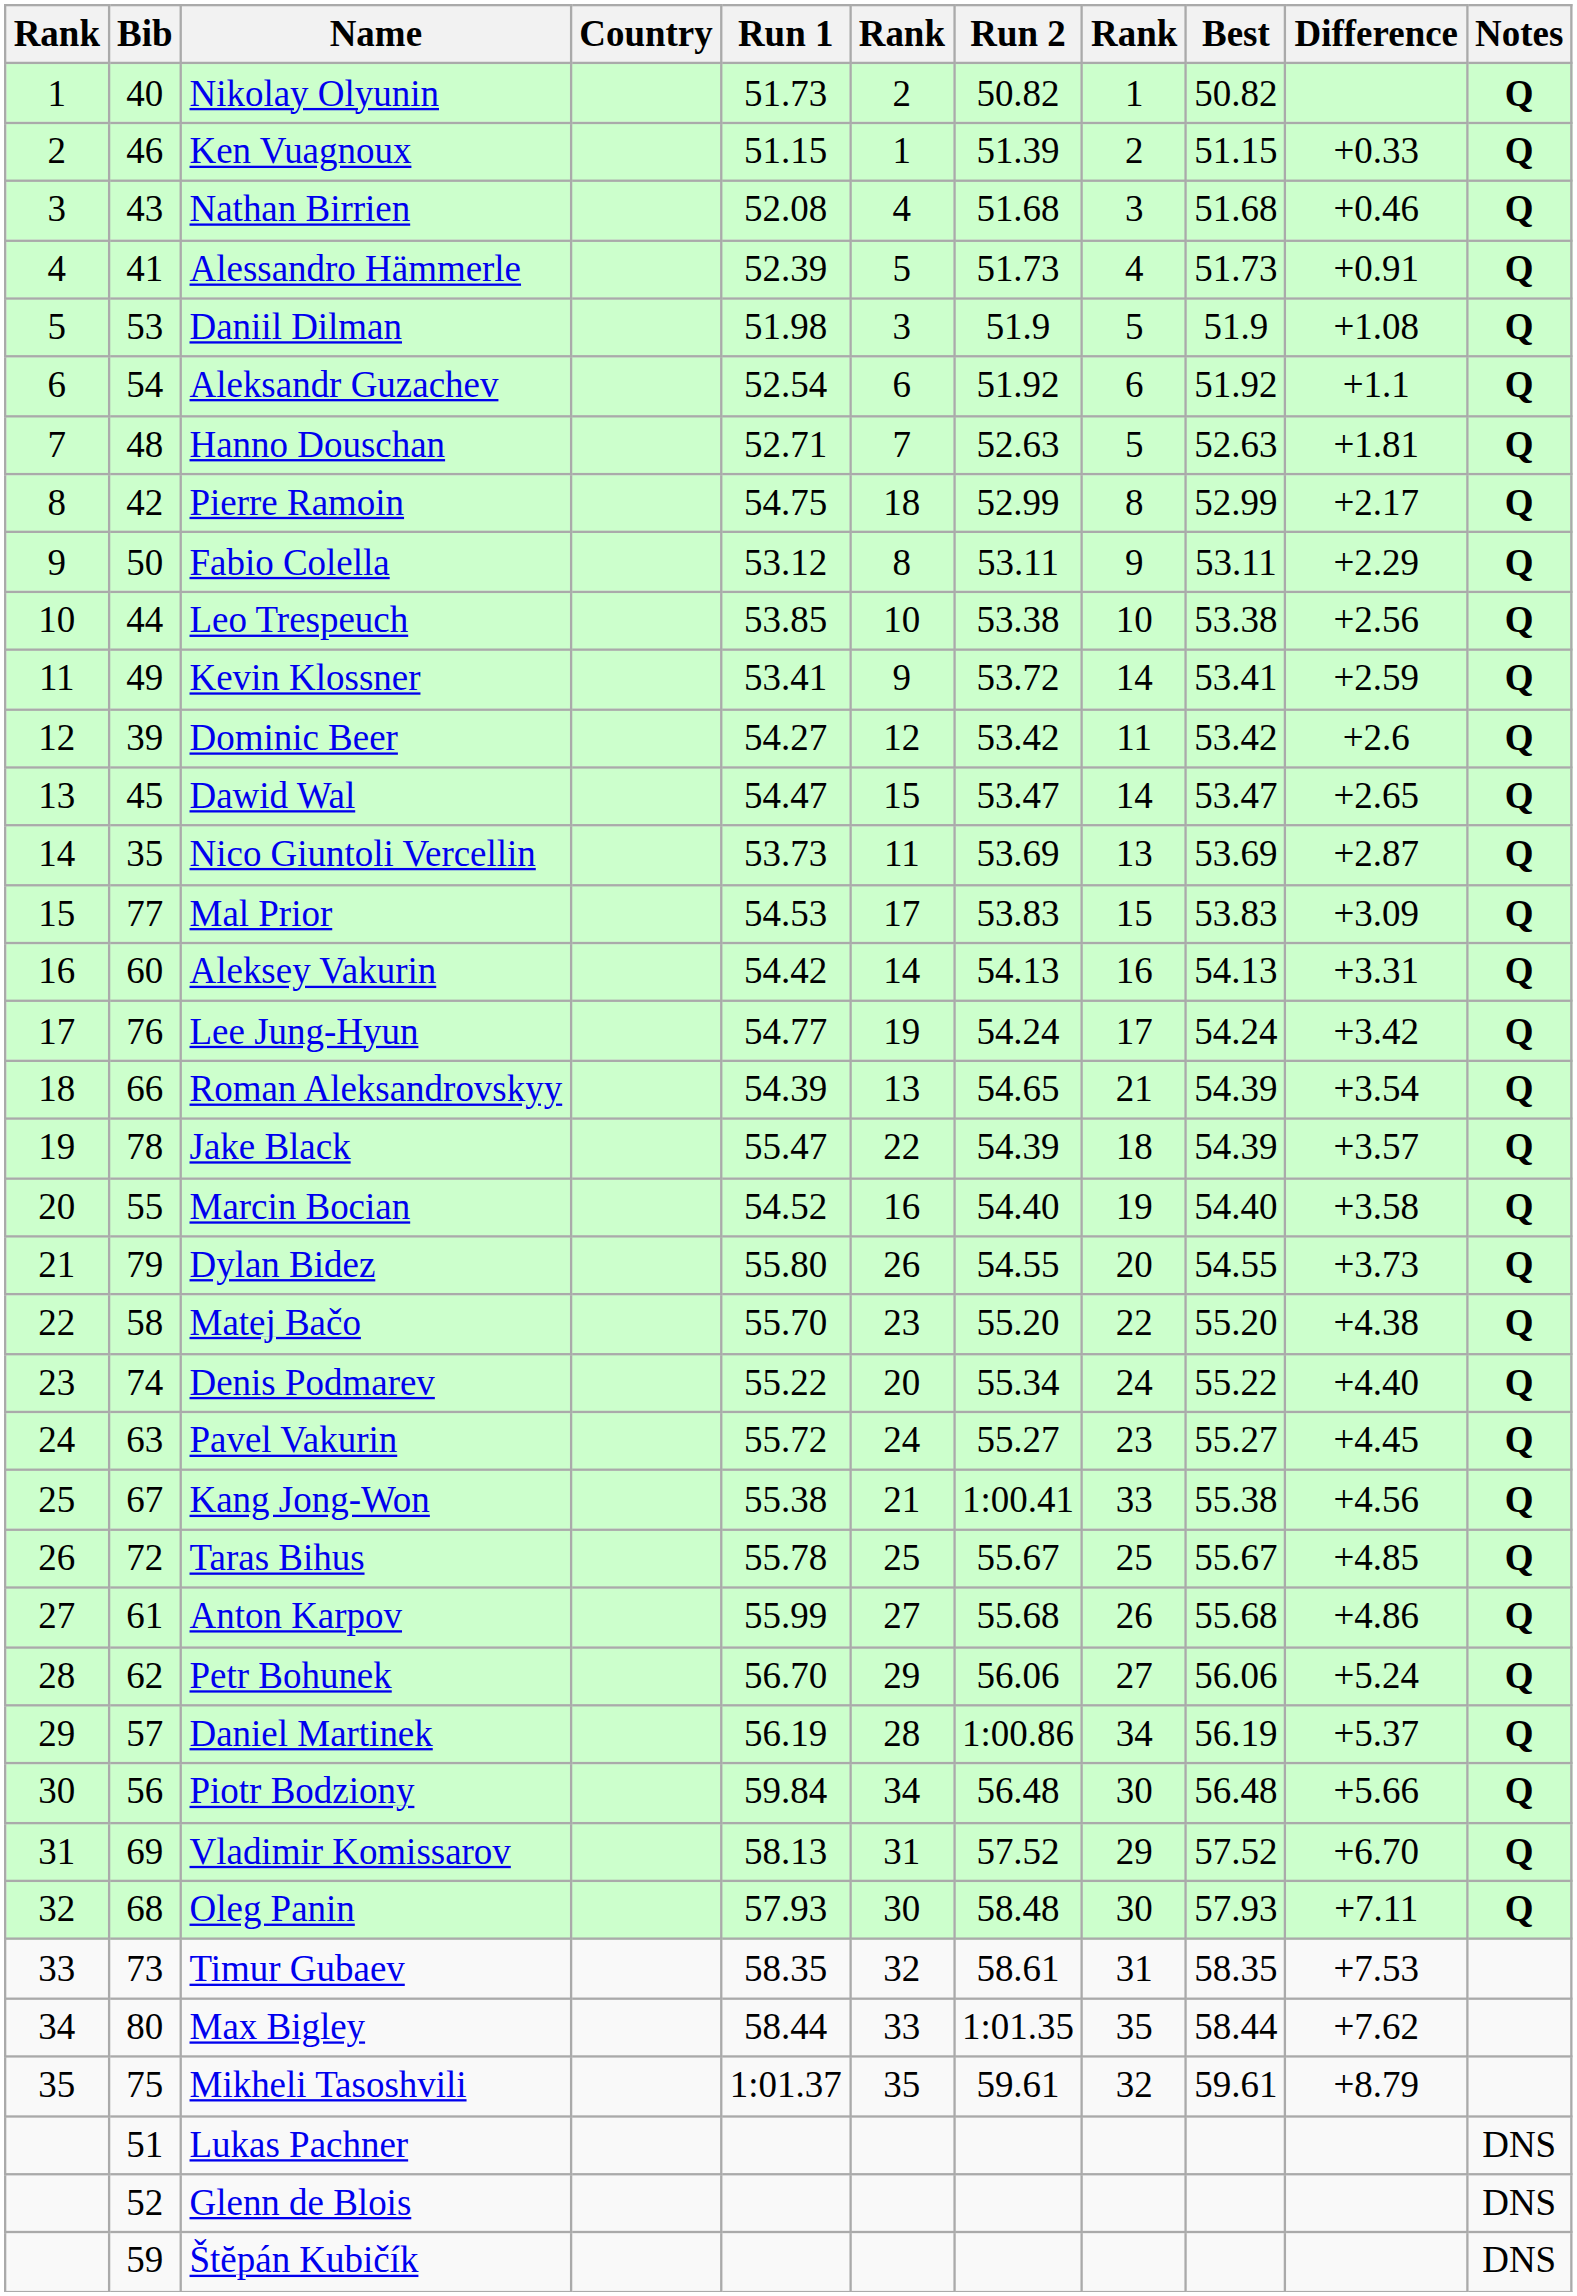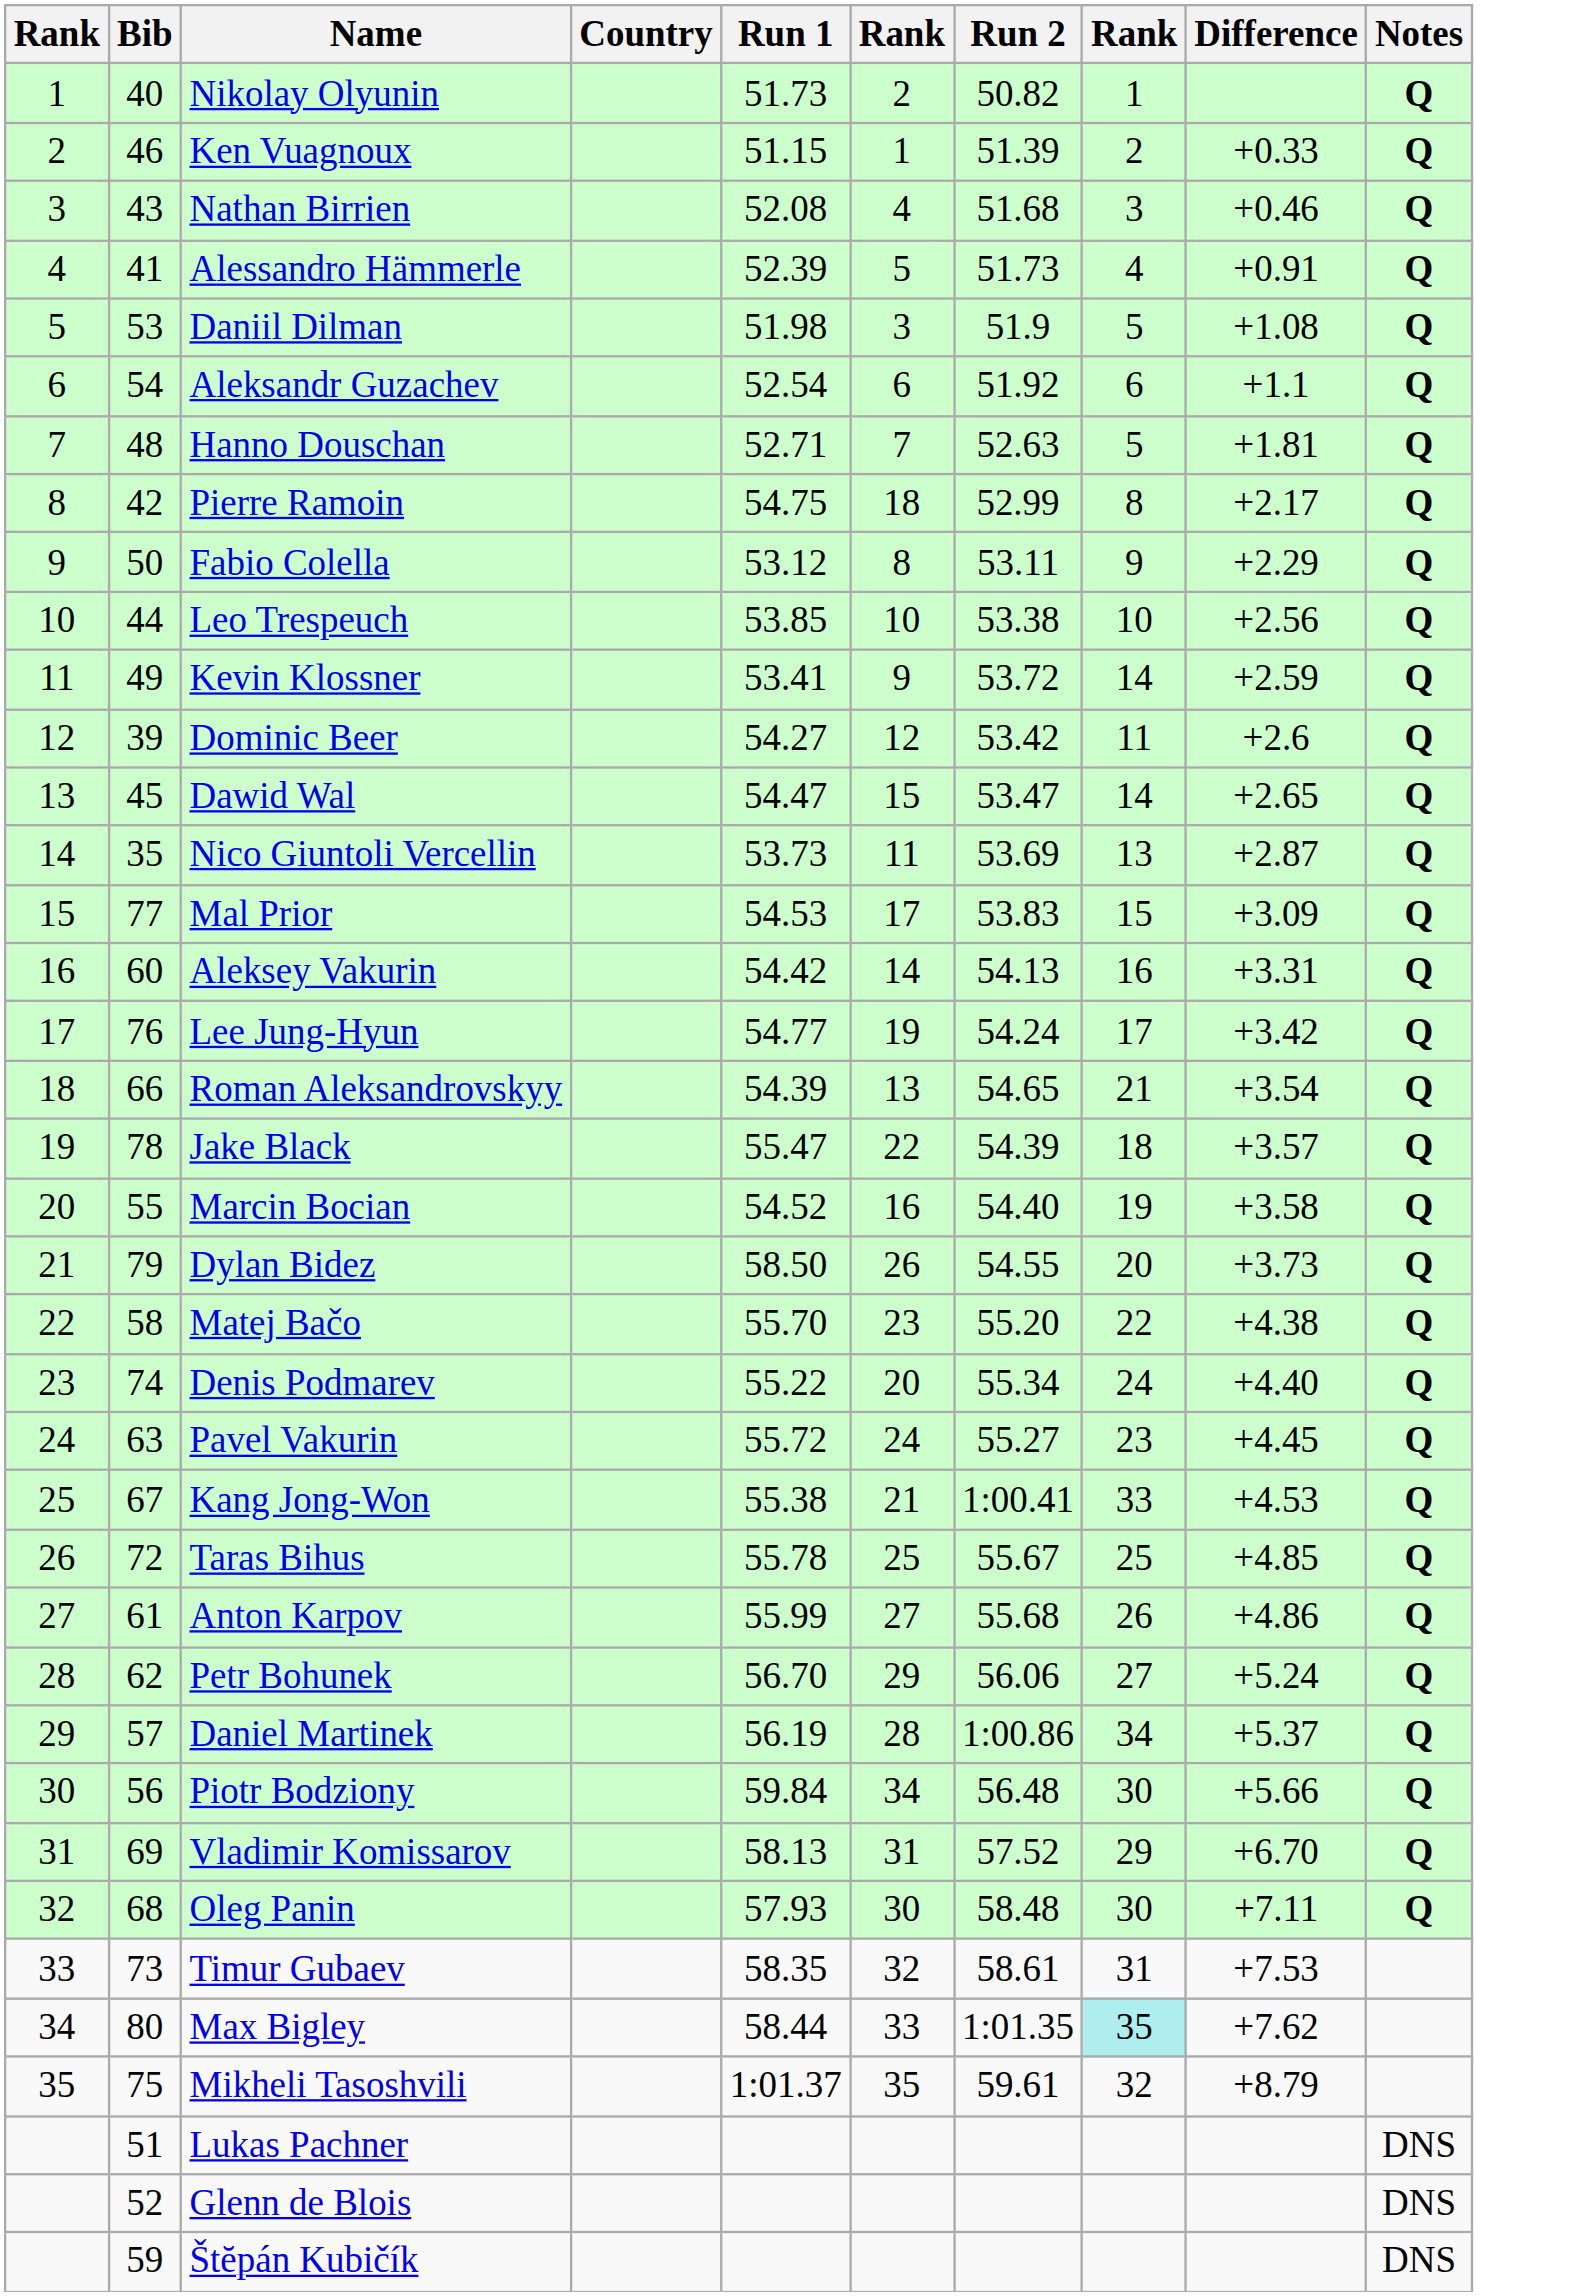- column: (1236, 33)
(786, 1264) 55.80 -> (786, 1264) 58.50
(1376, 1499) +4.56 -> (1276, 1499) +4.53
(1134, 2026) no background -> (1134, 2026) paleturquoise background
